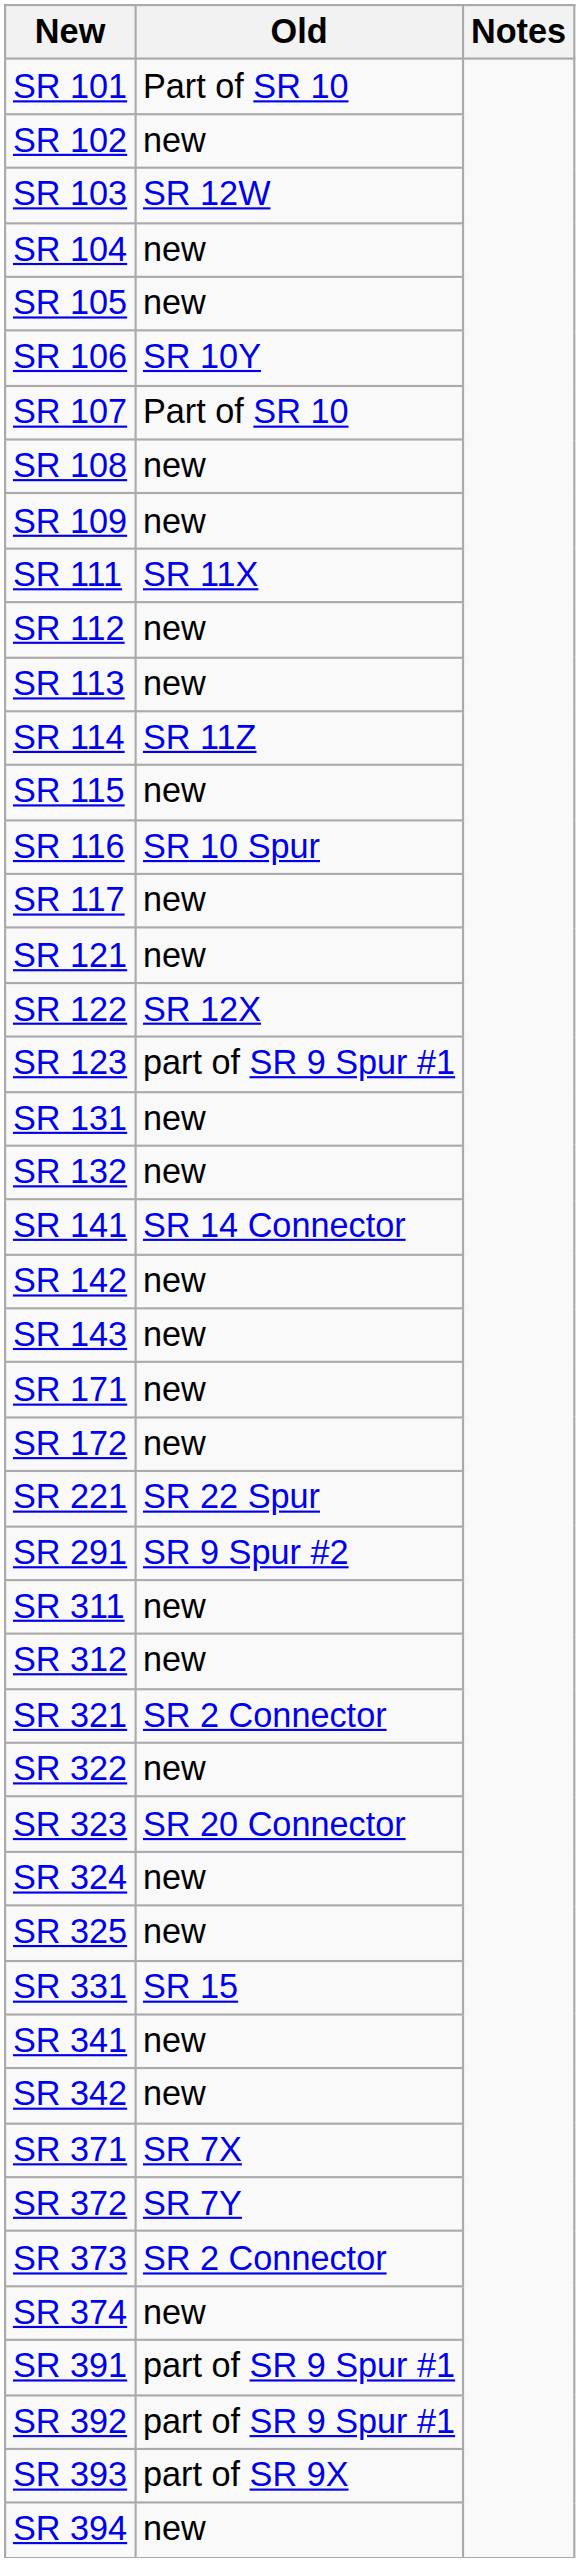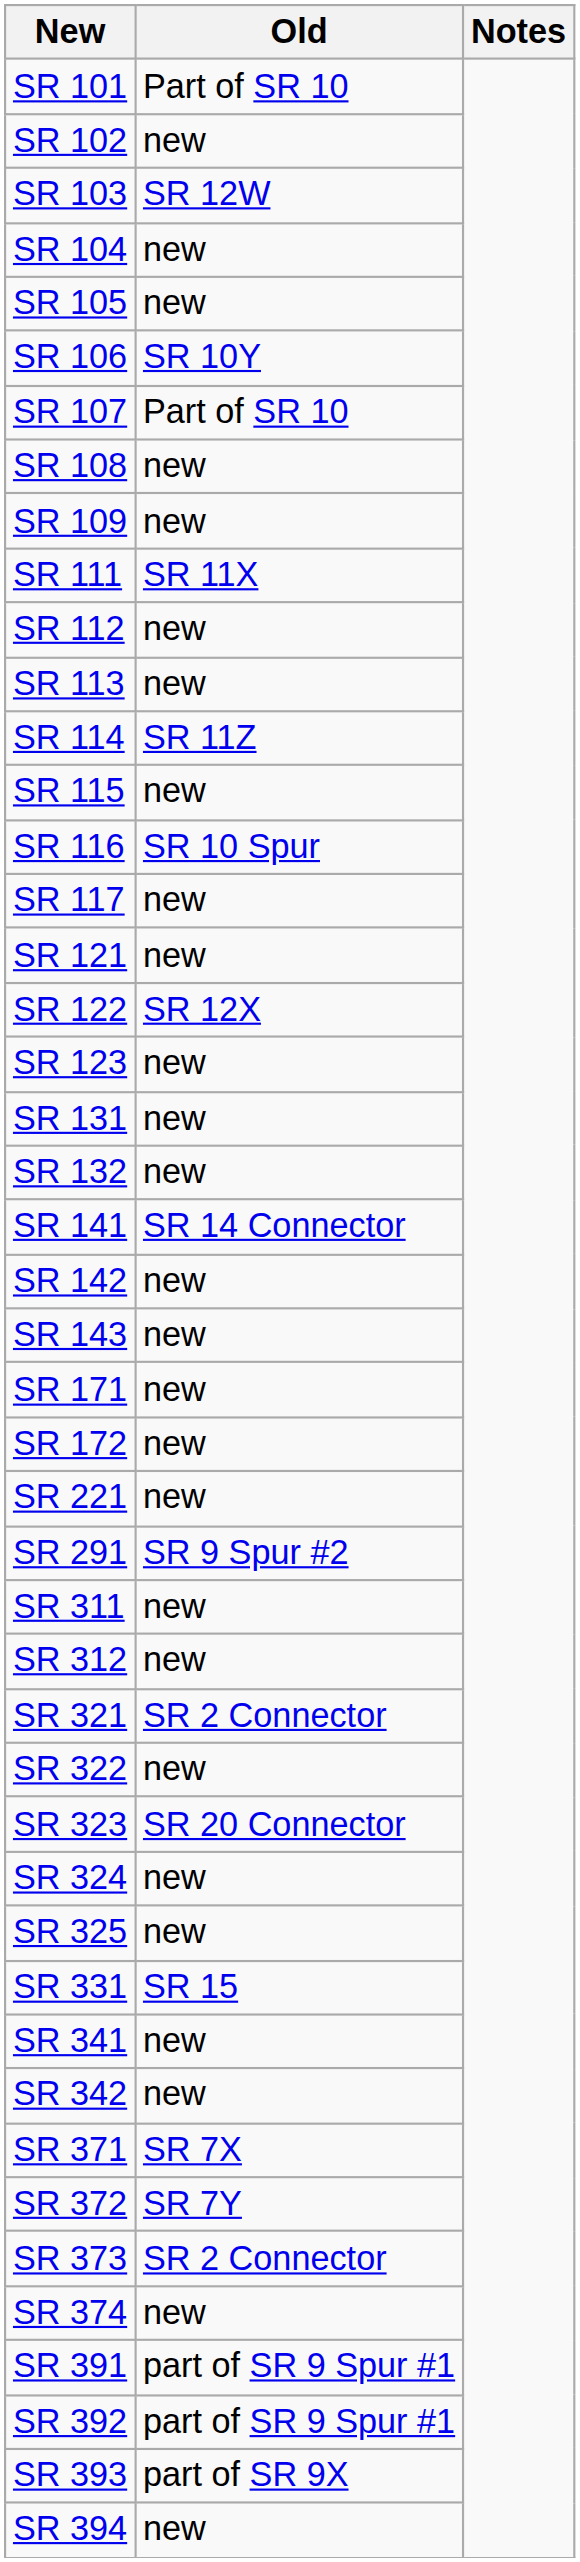(299, 1063) part of SR 9 Spur #1 -> (174, 1063) new
(231, 1497) SR 22 Spur -> (174, 1497) new
